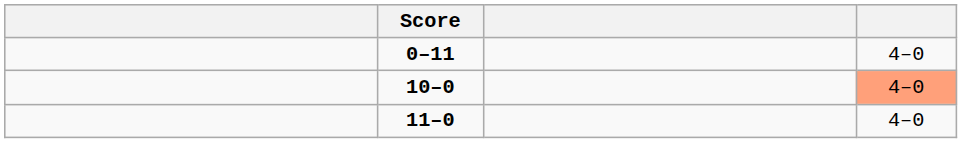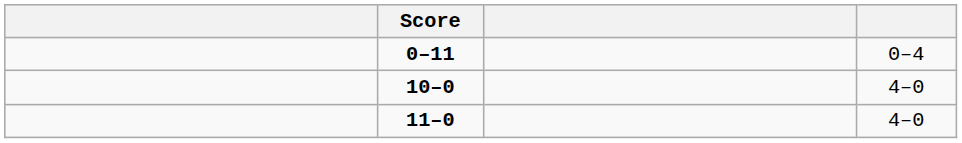(906, 54) 4–0 -> (906, 54) 0–4
(906, 87) lightsalmon background -> (906, 87) no background
